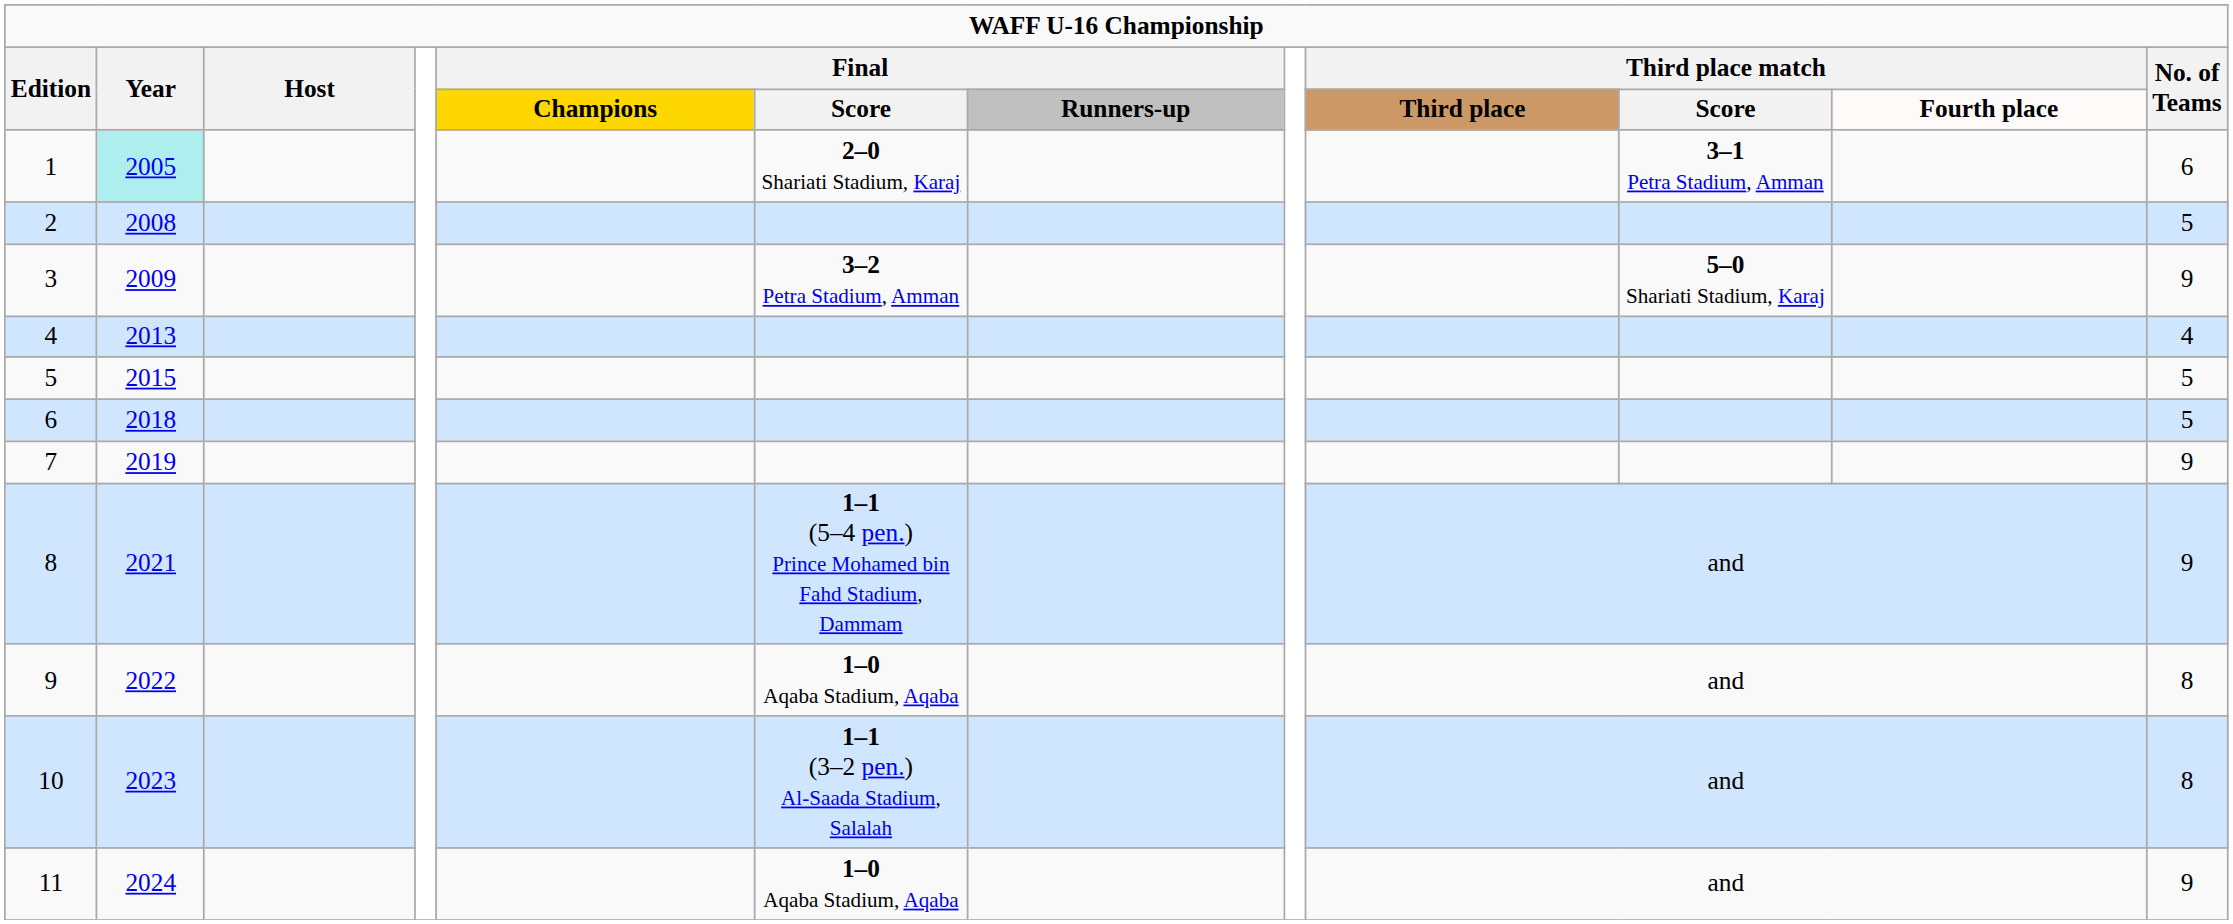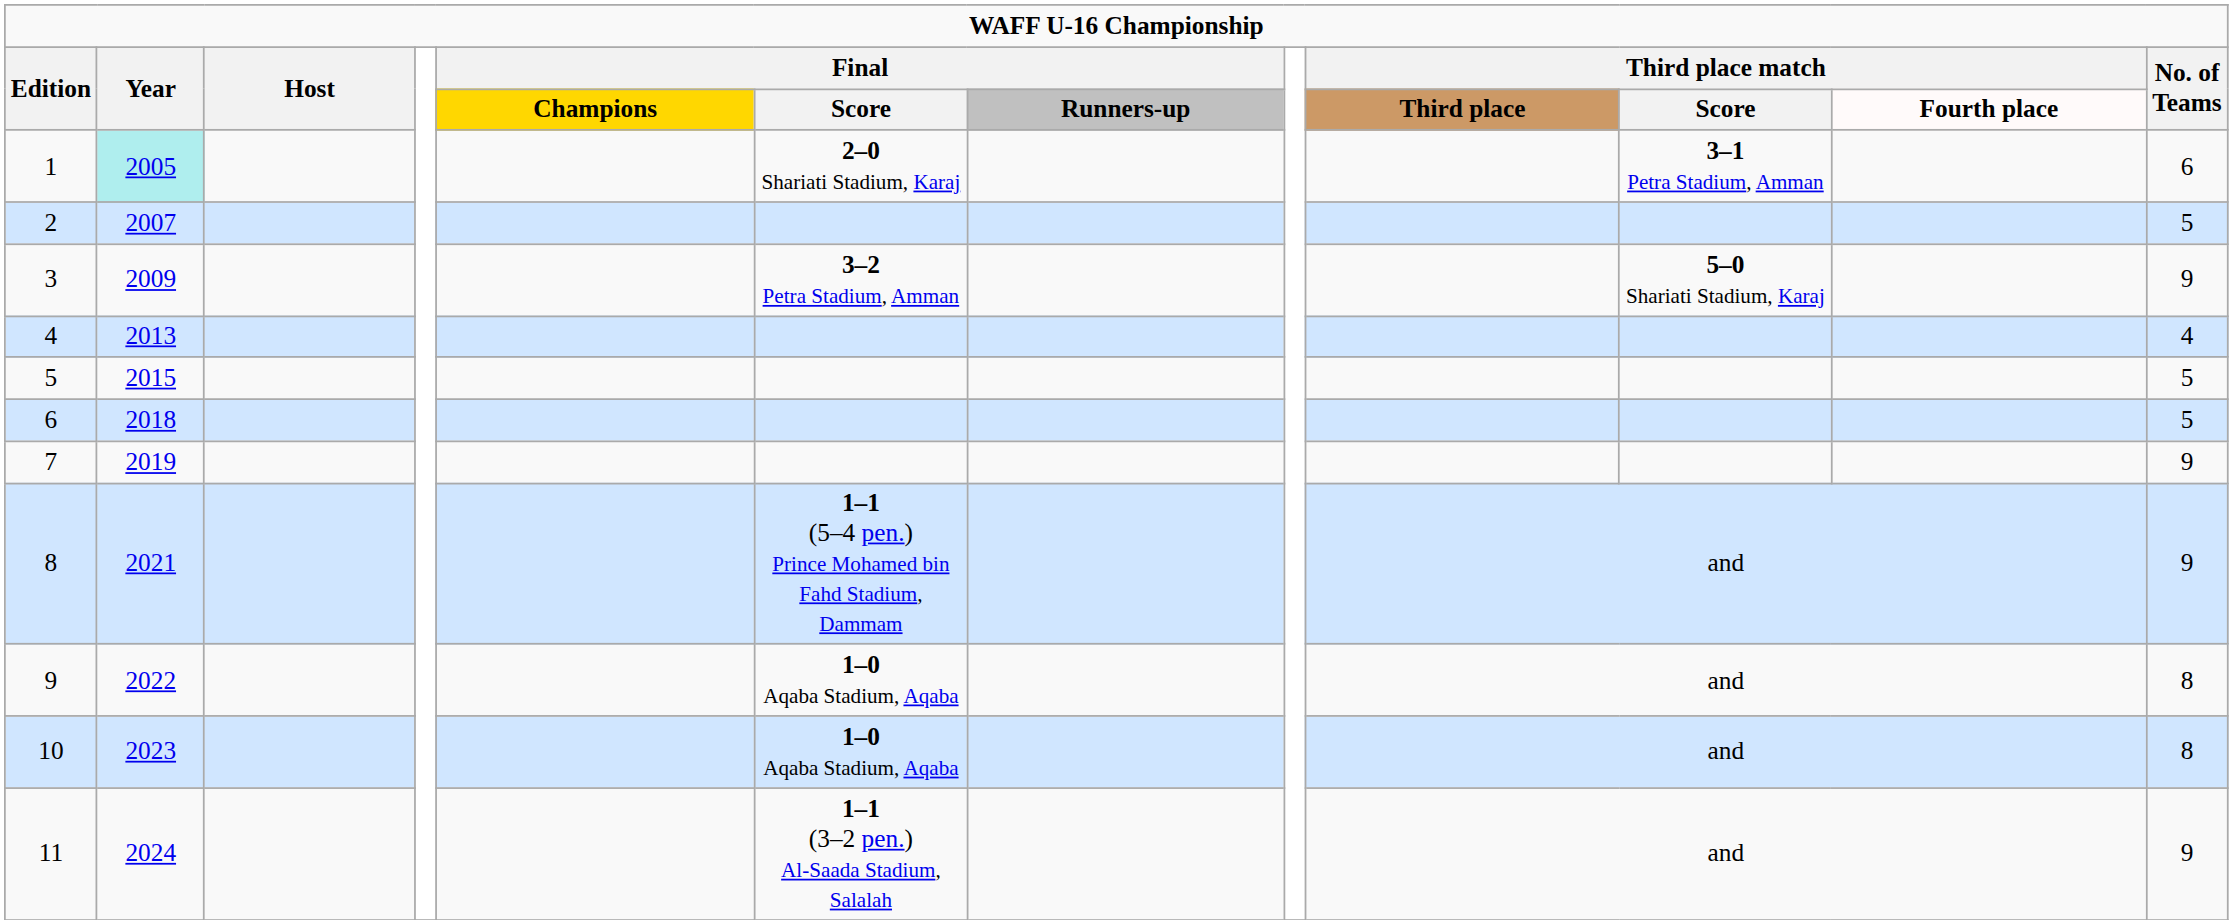(151, 222) 2008 -> (151, 222) 2007
(861, 781) 1–1 (3–2 pen.) Al-Saada Stadium, Salalah -> (861, 751) 1–0 Aqaba Stadium, Aqaba
(861, 883) 1–0 Aqaba Stadium, Aqaba -> (861, 853) 1–1 (3–2 pen.) Al-Saada Stadium, Salalah
